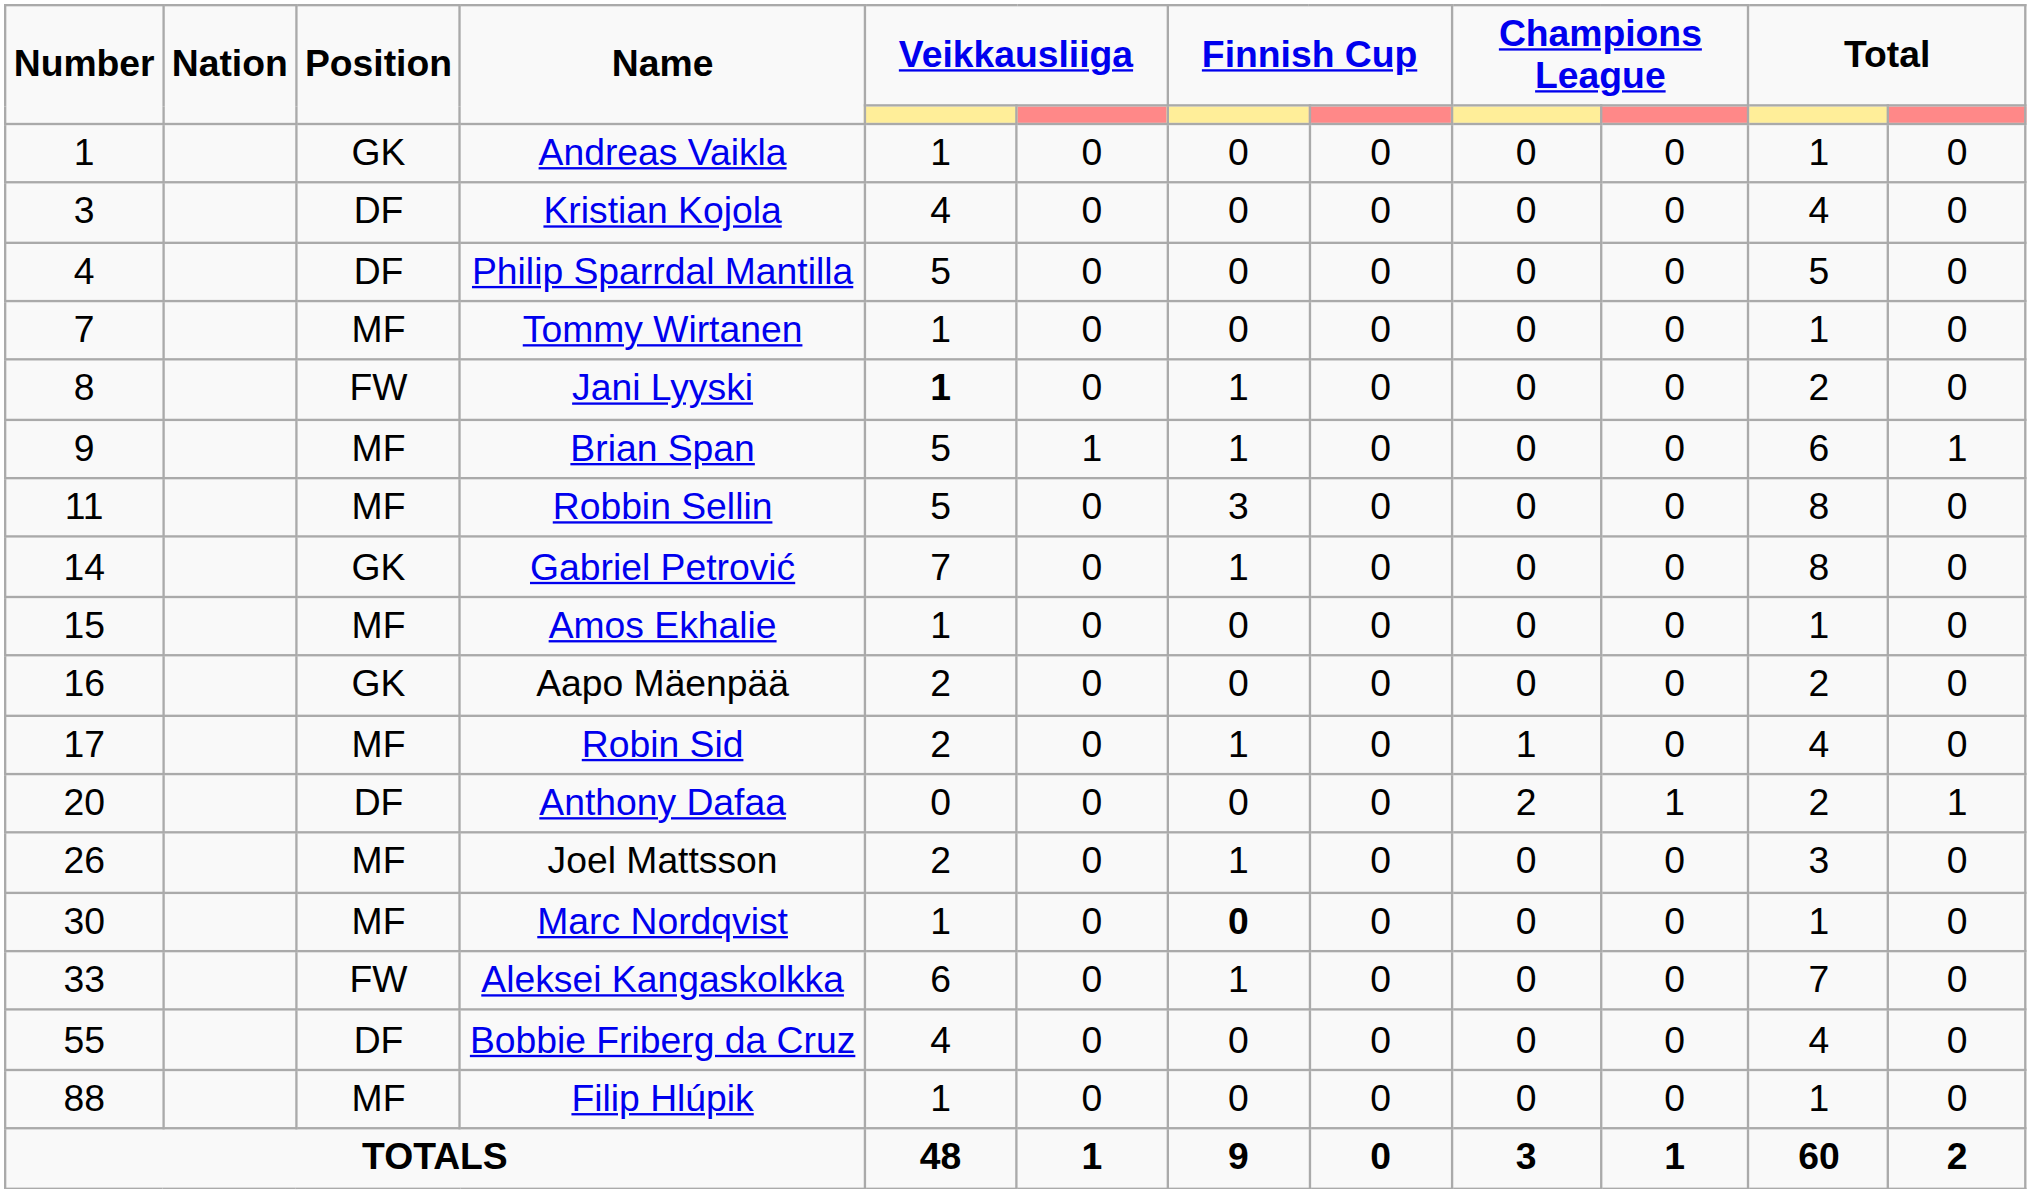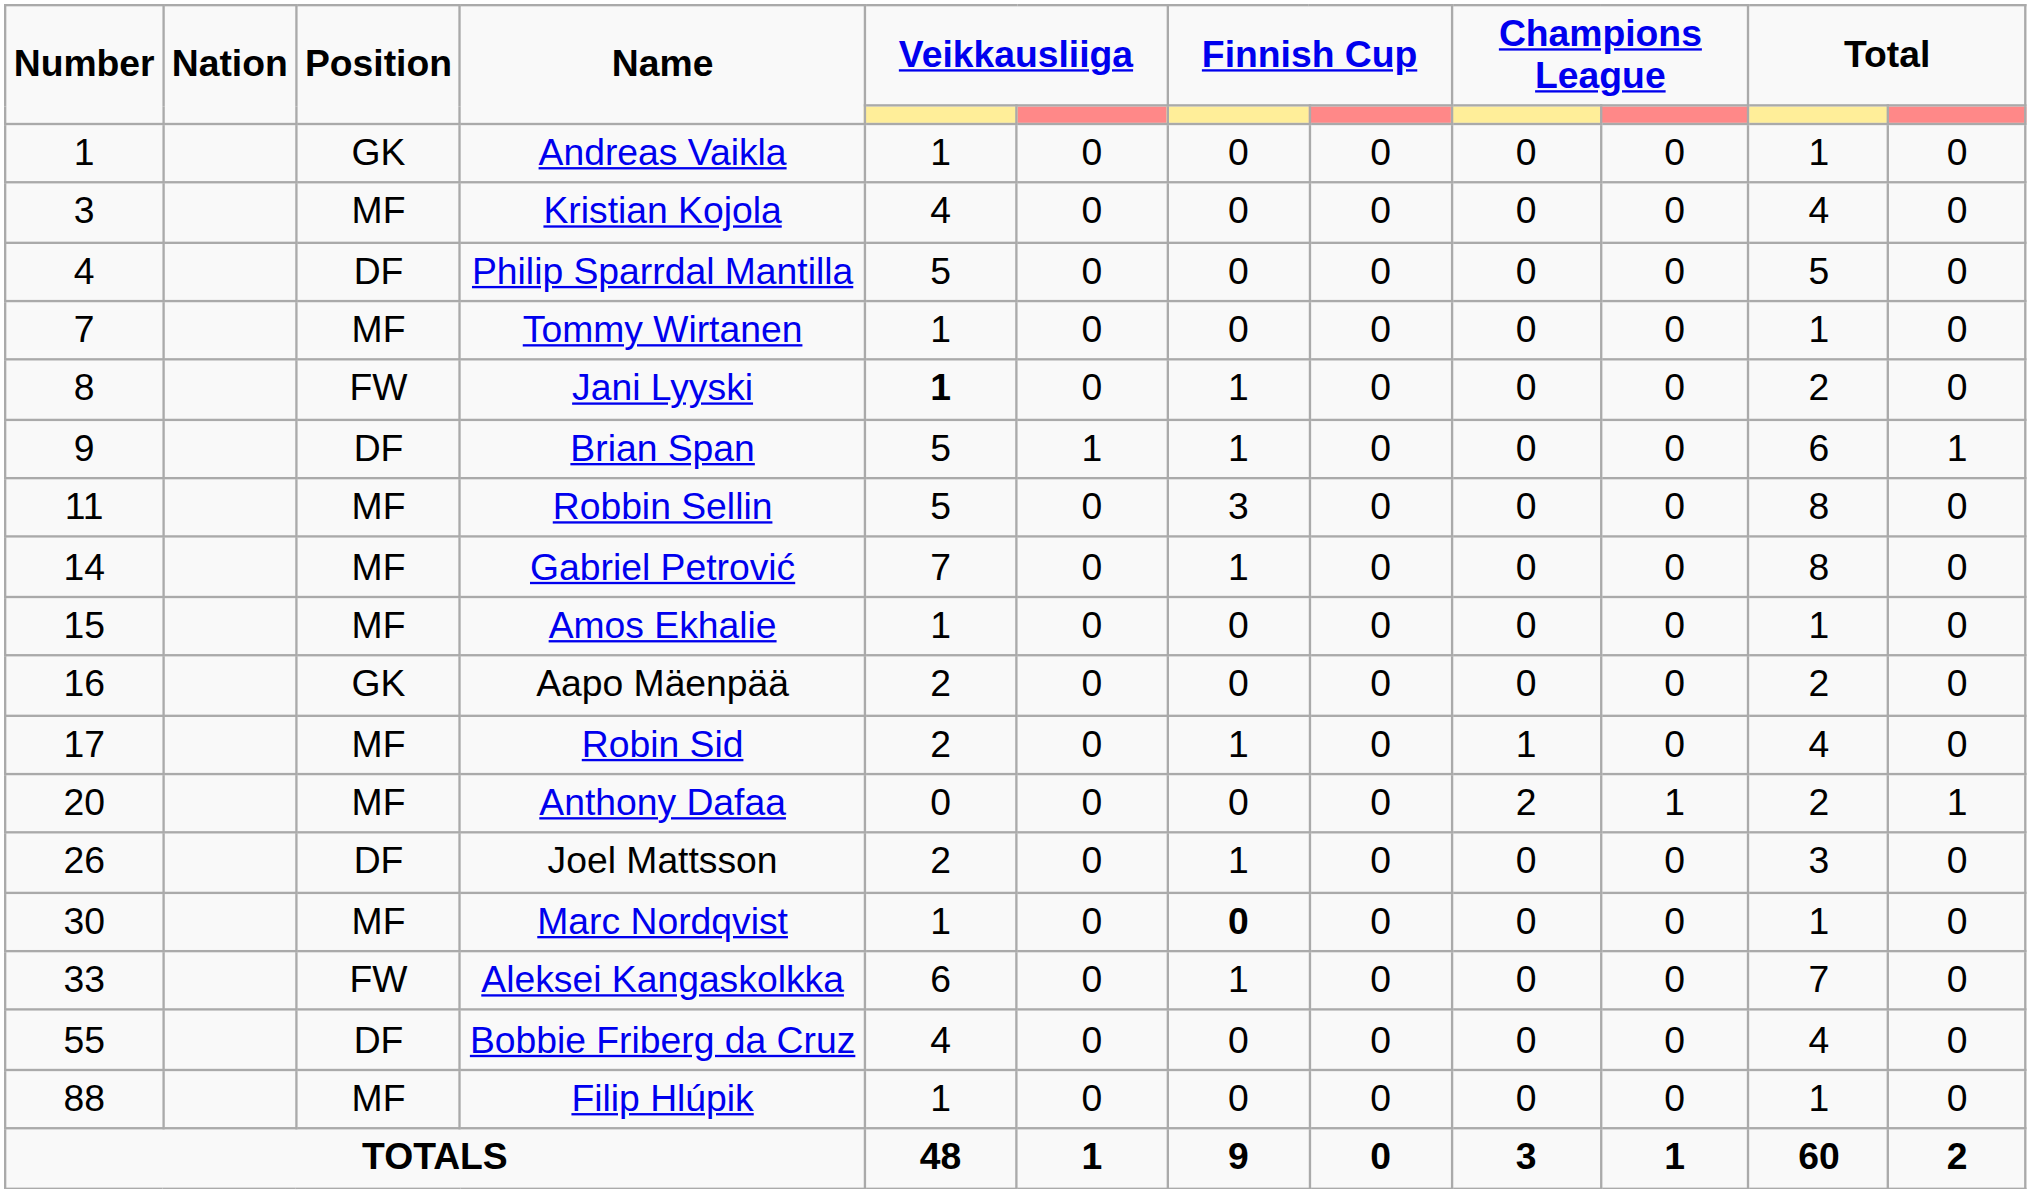(378, 211) DF -> (378, 211) MF
(378, 447) MF -> (378, 447) DF
(378, 566) GK -> (378, 566) MF
(378, 802) DF -> (378, 802) MF
(378, 861) MF -> (378, 861) DF
